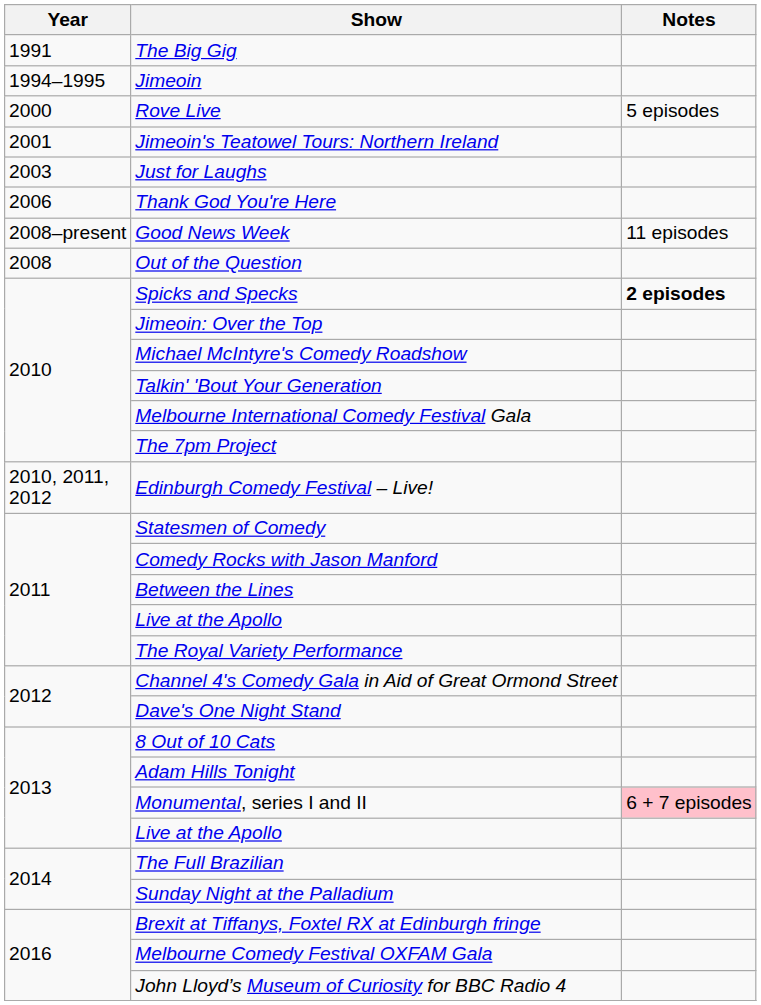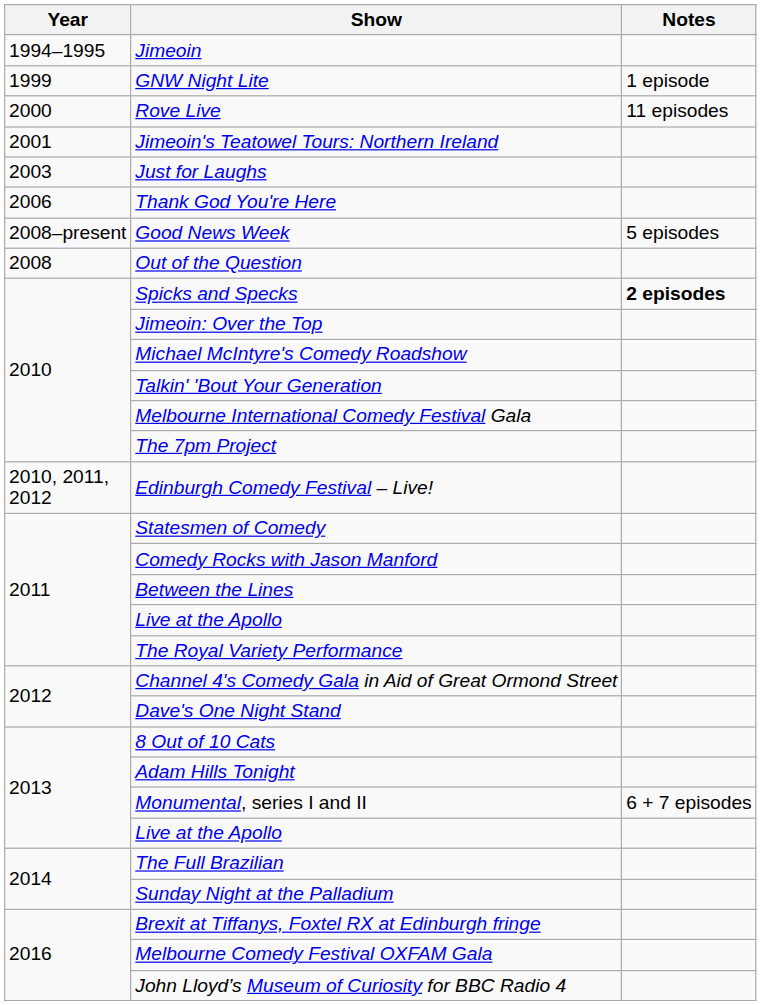- row: (30, 50)
+ row: (30, 80)
(673, 111) 5 episodes -> (677, 111) 11 episodes
(677, 232) 11 episodes -> (673, 232) 5 episodes
(689, 802) pink background -> (689, 802) no background
